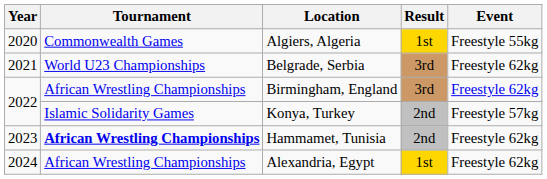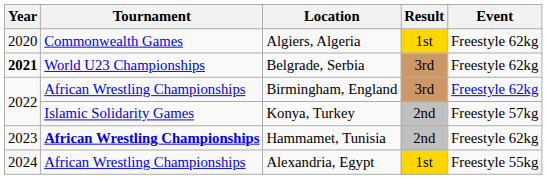(495, 41) Freestyle 55kg -> (495, 41) Freestyle 62kg
(23, 65) normal -> (23, 65) bold
(495, 162) Freestyle 62kg -> (495, 162) Freestyle 55kg
